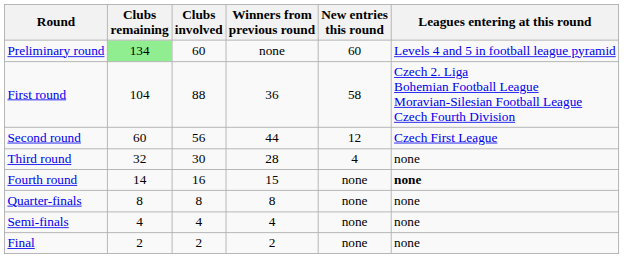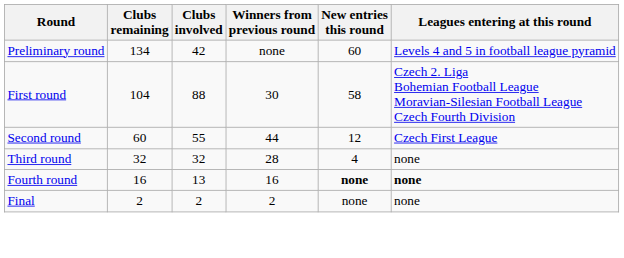(140, 51) lightgreen background -> (140, 51) no background
(199, 51) 60 -> (199, 51) 42
(272, 94) 36 -> (272, 94) 30
(199, 137) 56 -> (199, 137) 55
(199, 159) 30 -> (199, 159) 32
(140, 180) 14 -> (140, 180) 16
(199, 180) 16 -> (199, 180) 13
(272, 180) 15 -> (272, 180) 16
(355, 180) normal -> (355, 180) bold
- row: (45, 201)
- row: (38, 222)
